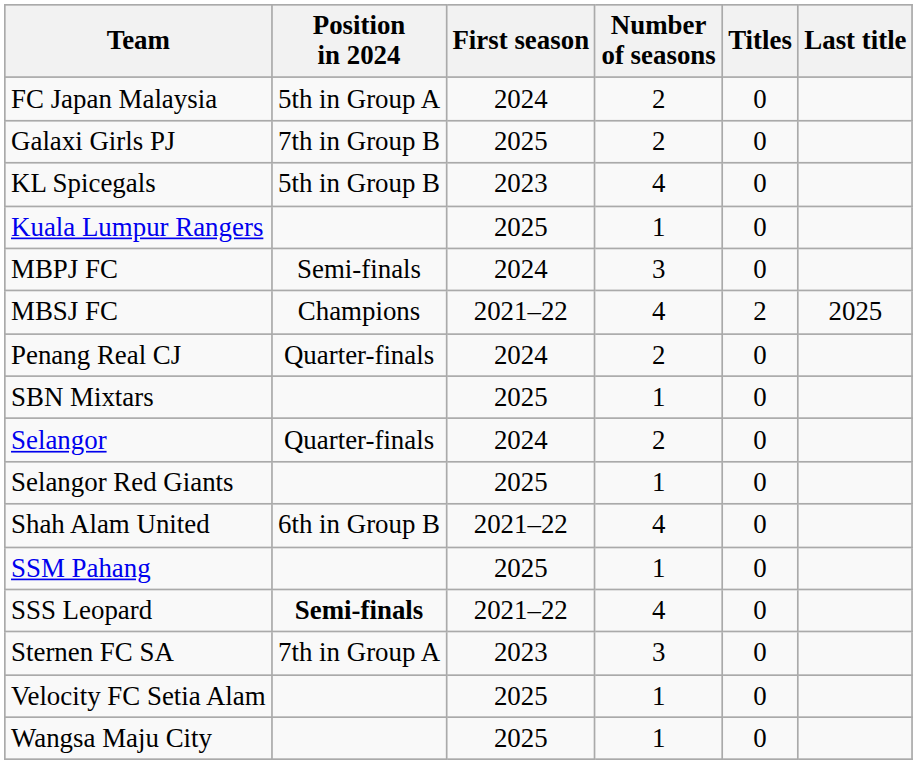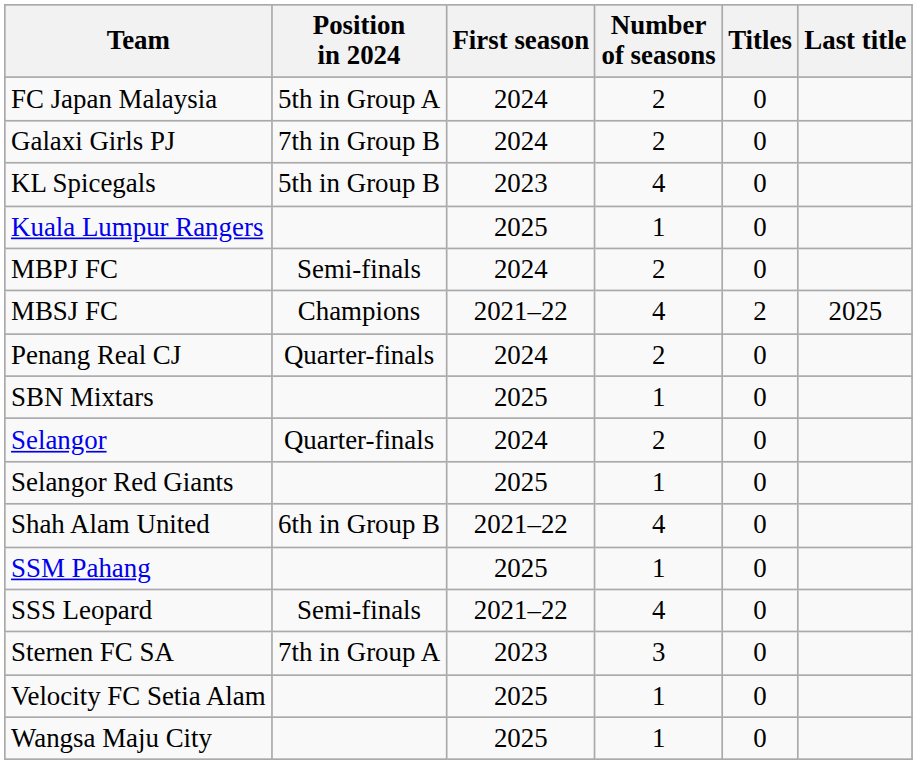(521, 141) 2025 -> (521, 141) 2024
(659, 269) 3 -> (659, 269) 2
(359, 610) bold -> (359, 610) normal
